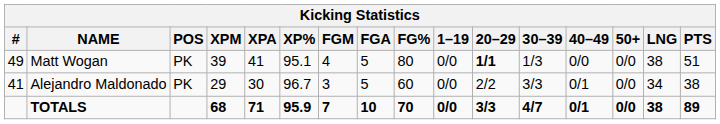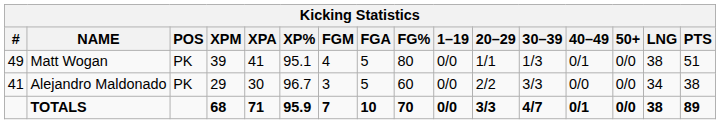(486, 61) bold -> (486, 61) normal
(579, 61) 0/0 -> (579, 61) 0/1
(579, 84) 0/1 -> (579, 84) 0/0
